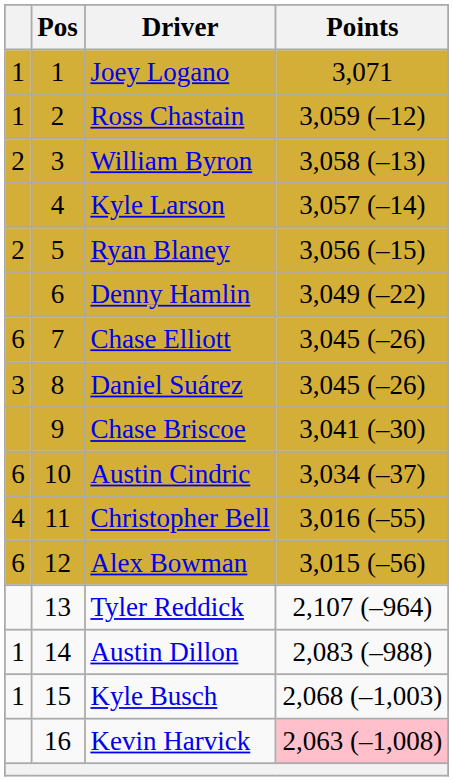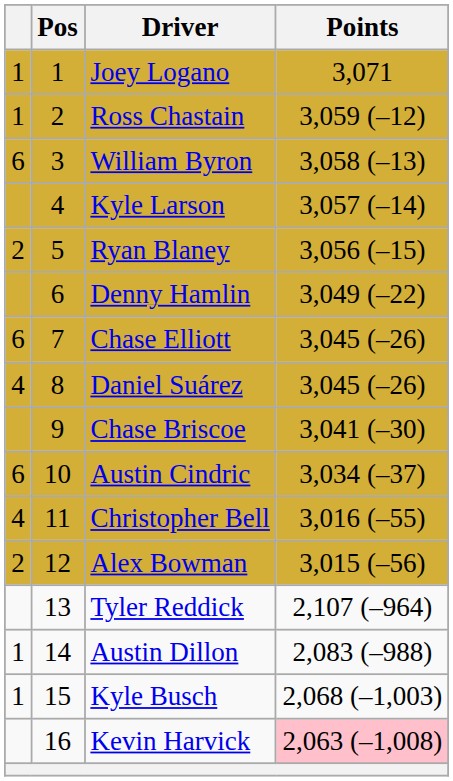(18, 160) 2 -> (18, 160) 6
(18, 383) 3 -> (18, 383) 4
(18, 562) 6 -> (18, 562) 2
